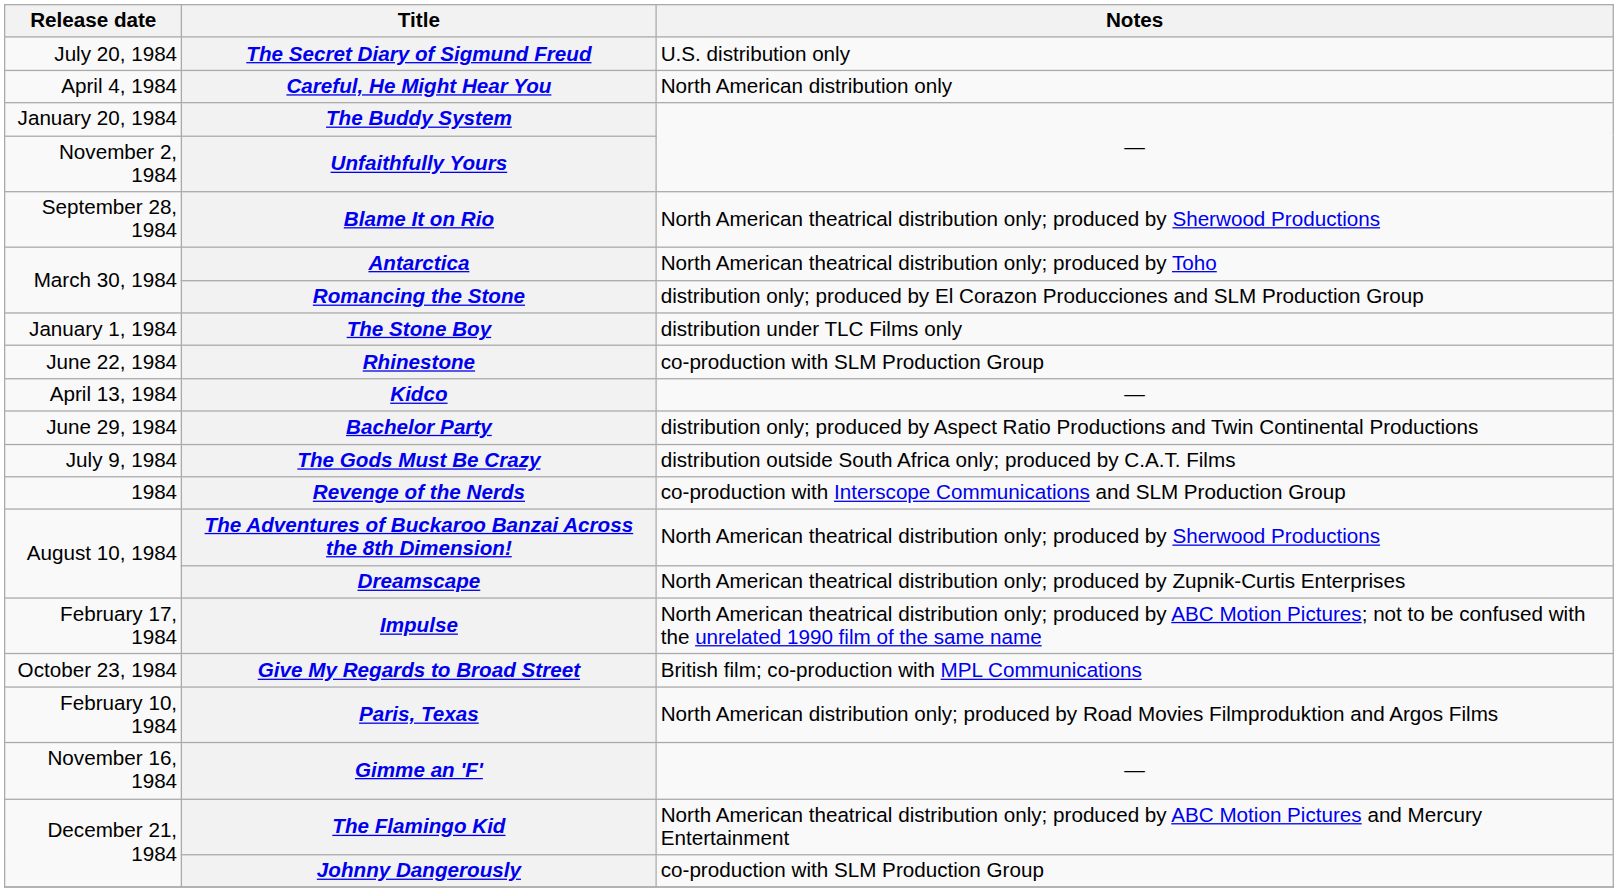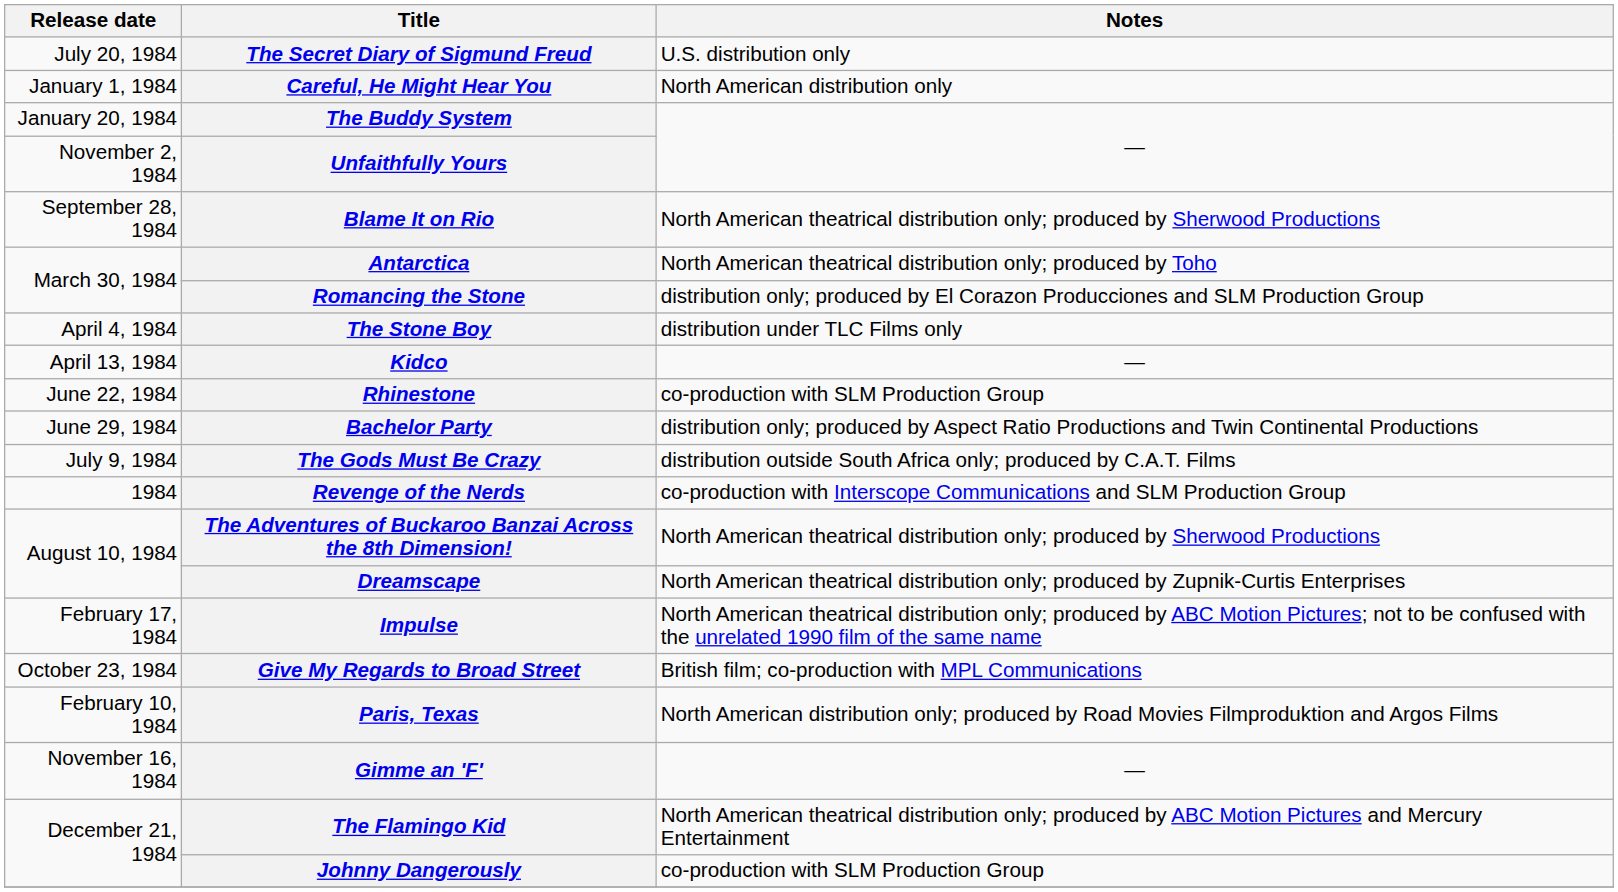(119, 86) April 4, 1984 -> (103, 86) January 1, 1984
(103, 329) January 1, 1984 -> (119, 329) April 4, 1984
rows swapped: (419, 394) <-> (419, 361)
